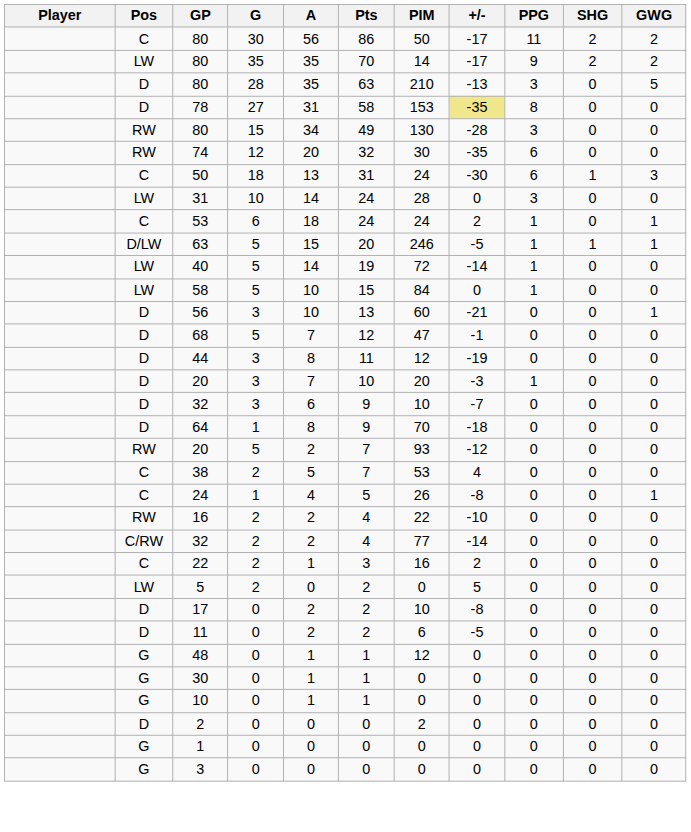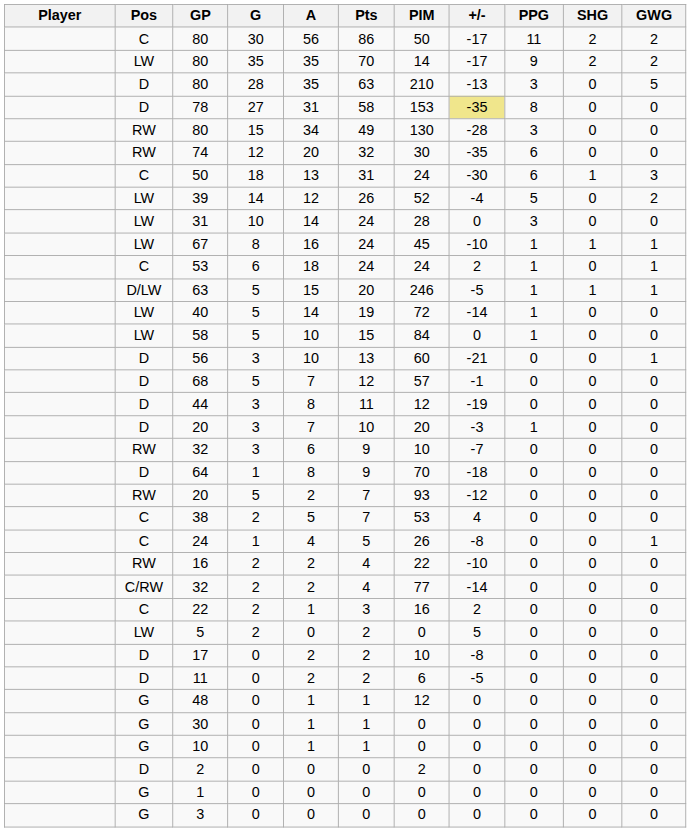+ row: (200, 198)
+ row: (200, 244)
(422, 335) 47 -> (422, 381) 57
(144, 404) D -> (144, 449) RW
